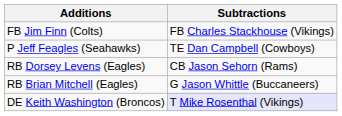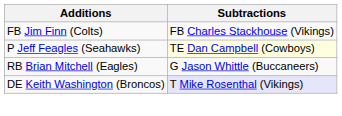(242, 48) no background -> (242, 48) lightyellow background
- row: (76, 66)
